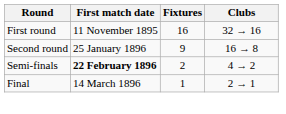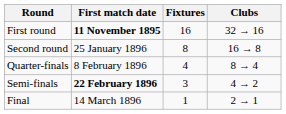(115, 30) normal -> (117, 30) bold
(182, 48) 9 -> (185, 48) 8
+ row: (38, 65)
(182, 65) 2 -> (185, 83) 3
